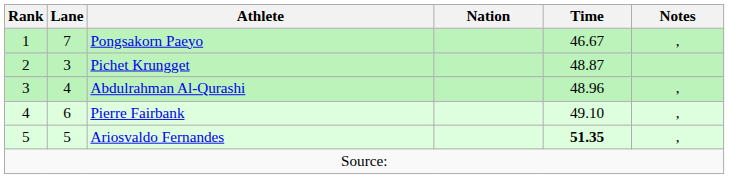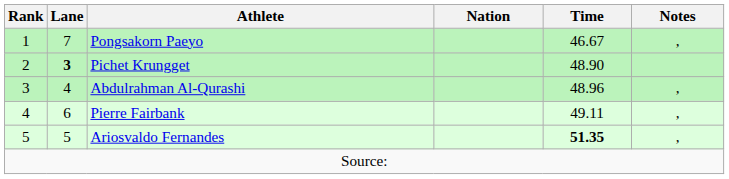(67, 64) normal -> (67, 64) bold
(587, 64) 48.87 -> (587, 64) 48.90
(587, 112) 49.10 -> (587, 112) 49.11
